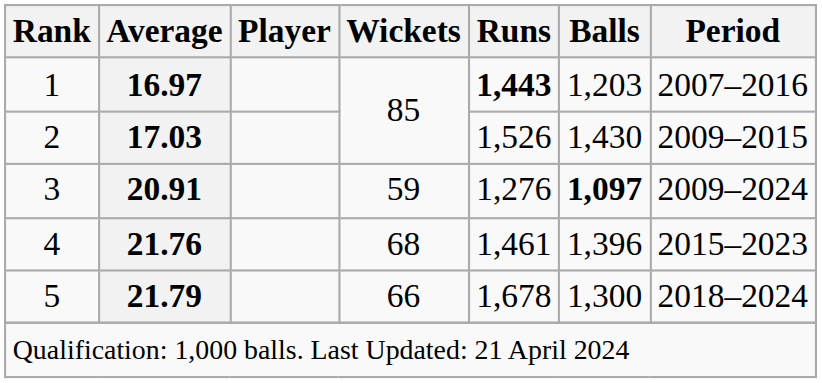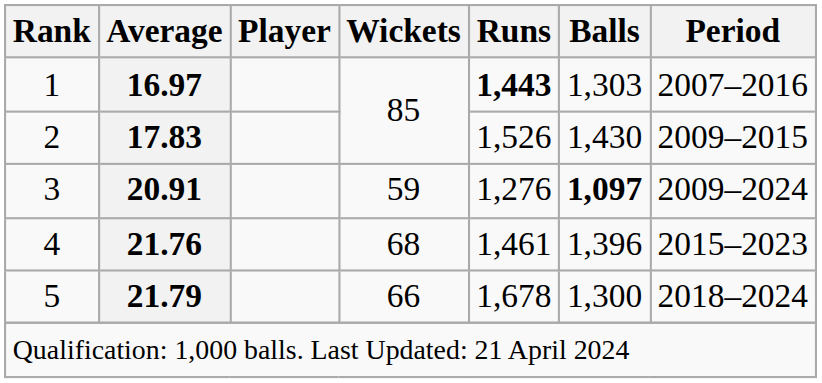(605, 84) 1,203 -> (605, 84) 1,303
(164, 137) 17.03 -> (164, 137) 17.83
